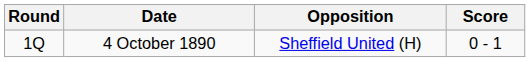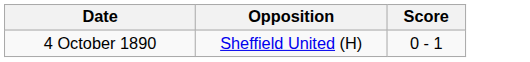- column: (34, 17)
